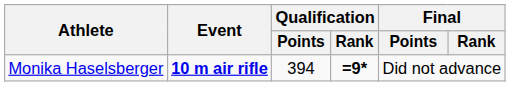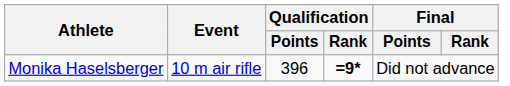(219, 68) bold -> (216, 68) normal
(301, 68) 394 -> (295, 68) 396
